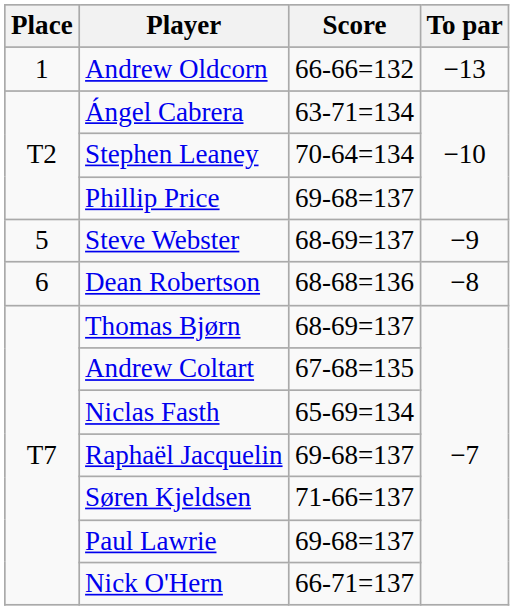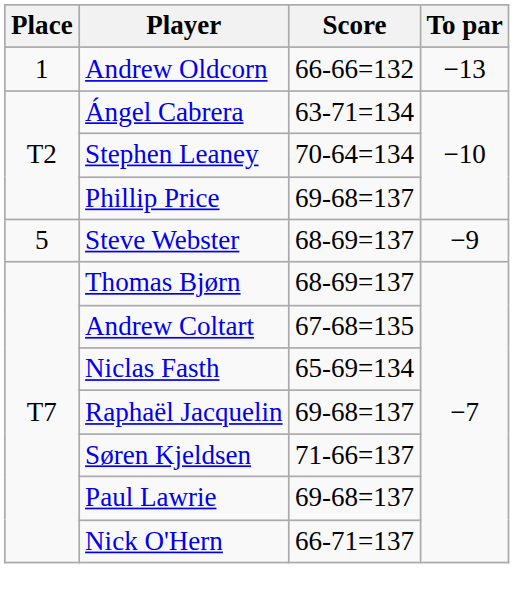- row: (173, 283)
